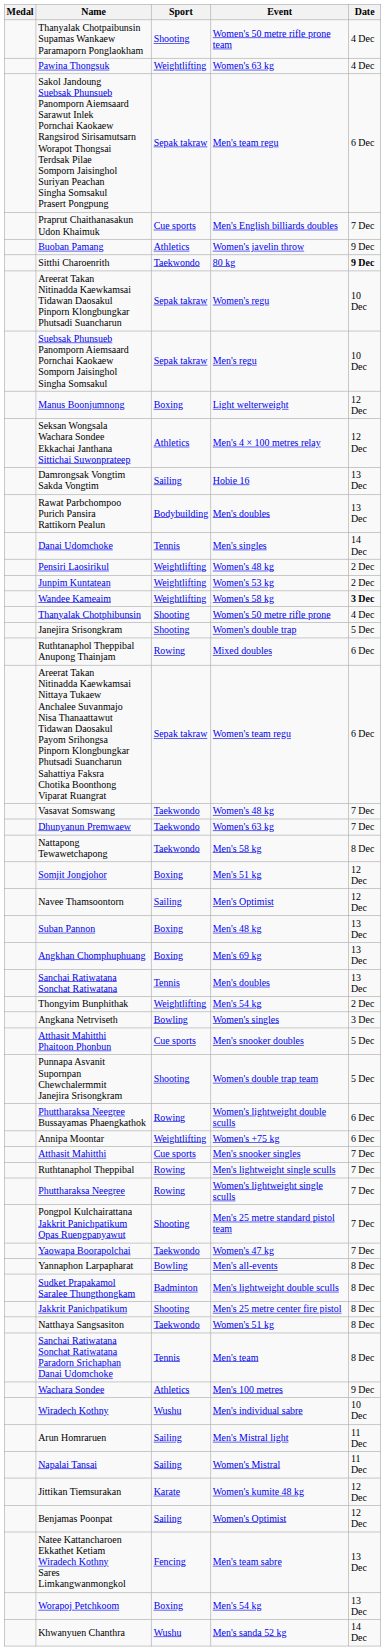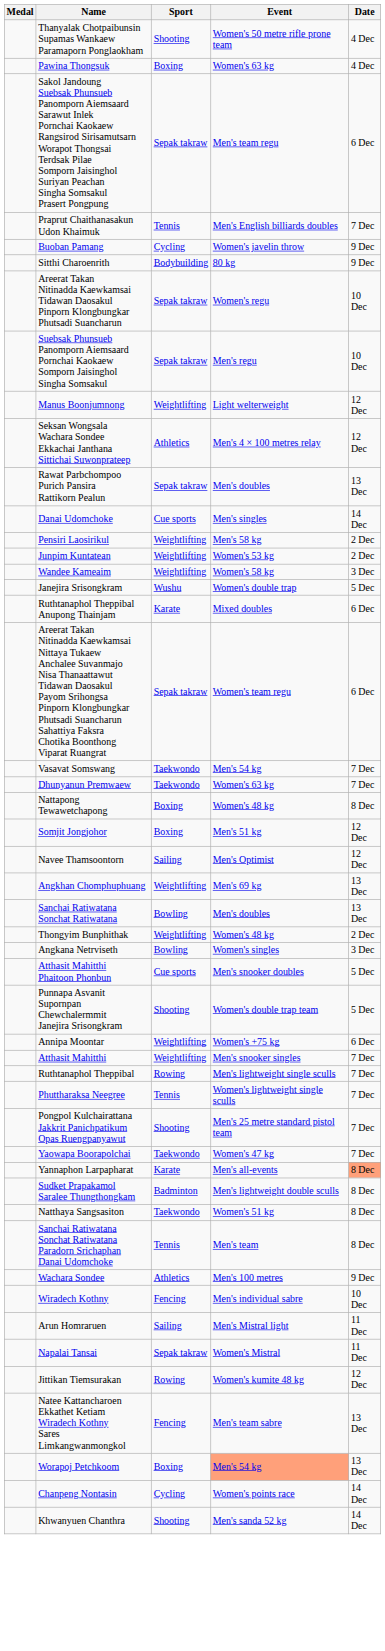(180, 66) Weightlifting -> (168, 66) Boxing
(175, 225) Cue sports -> (167, 225) Tennis
(172, 247) Athletics -> (169, 247) Cycling
(177, 263) Taekwondo -> (181, 263) Bodybuilding
(363, 263) bold -> (363, 263) normal
(168, 405) Boxing -> (180, 405) Weightlifting
- row: (82, 481)
(181, 513) Bodybuilding -> (181, 486) Sepak takraw
(167, 546) Tennis -> (175, 519) Cue sports
(243, 567) Women's 48 kg -> (237, 540) Men's 58 kg
(363, 598) bold -> (363, 571) normal
- row: (90, 614)
(172, 630) Shooting -> (167, 587) Wushu
(169, 651) Rowing -> (167, 609) Karate
(243, 811) Women's 48 kg -> (237, 768) Men's 54 kg
(177, 848) Taekwondo -> (168, 805) Boxing
(237, 848) Men's 58 kg -> (243, 805) Women's 48 kg
- row: (67, 929)
(168, 956) Boxing -> (180, 886) Weightlifting
(167, 982) Tennis -> (171, 913) Bowling
(237, 1004) Men's 54 kg -> (243, 934) Women's 48 kg
- row: (92, 1117)
(175, 1154) Cue sports -> (180, 1058) Weightlifting
(169, 1191) Rowing -> (167, 1095) Tennis
(171, 1266) Bowling -> (167, 1170) Karate
(363, 1266) no background -> (363, 1170) lightsalmon background
- row: (83, 1309)
(167, 1411) Wushu -> (170, 1299) Fencing
(168, 1465) Sailing -> (181, 1352) Sepak takraw
(167, 1491) Karate -> (169, 1379) Rowing
- row: (75, 1518)
(237, 1606) no background -> (237, 1467) lightsalmon background
+ row: (77, 1493)
(167, 1632) Wushu -> (172, 1520) Shooting
